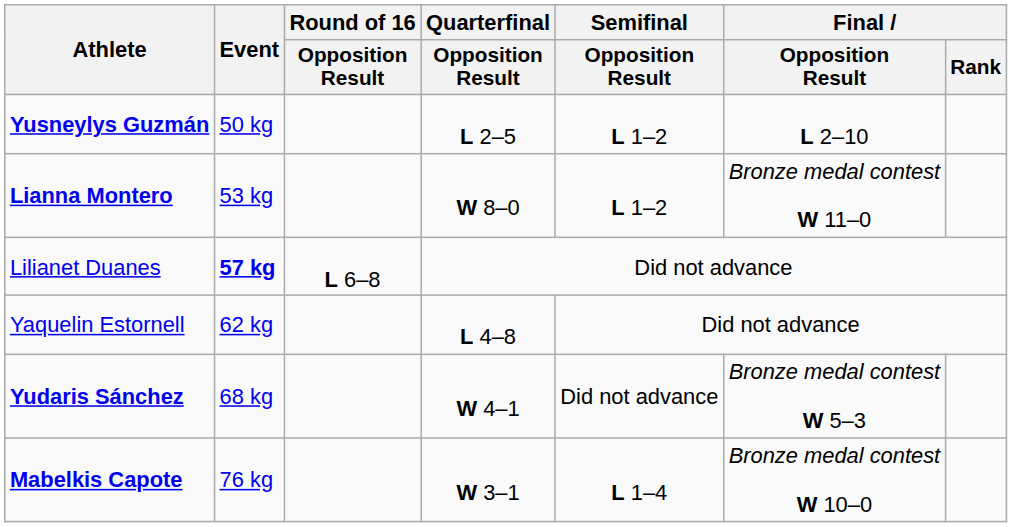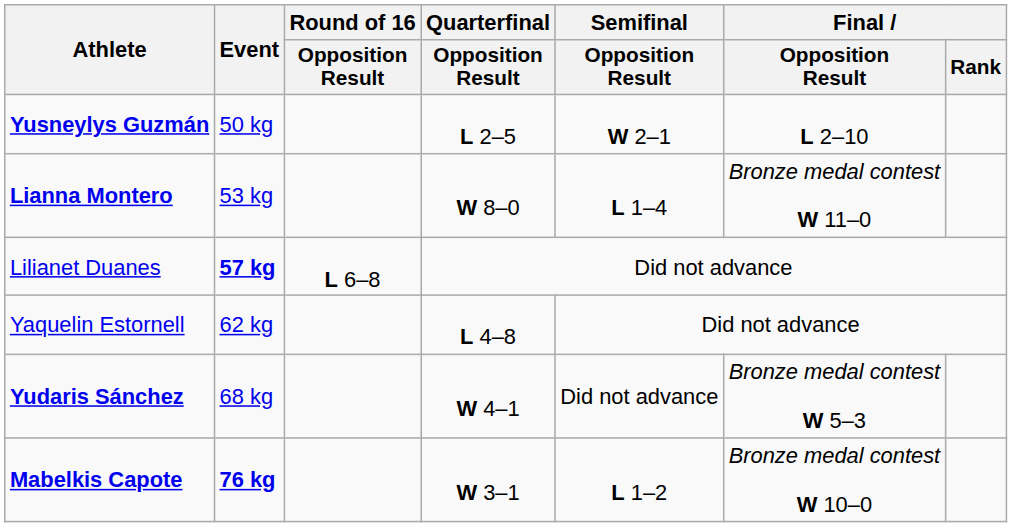(639, 137) L 1–2 -> (639, 137) W 2–1
(639, 208) L 1–2 -> (639, 208) L 1–4
(246, 480) normal -> (248, 480) bold
(639, 492) L 1–4 -> (639, 492) L 1–2
